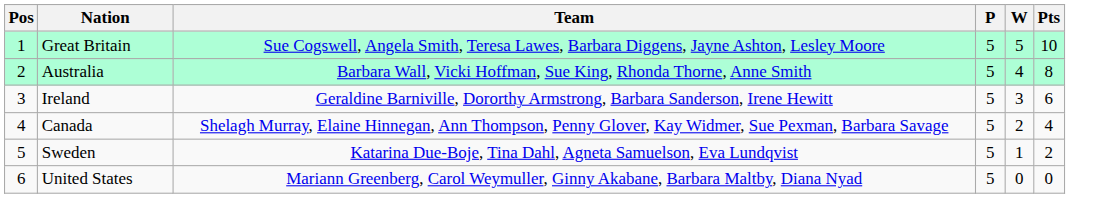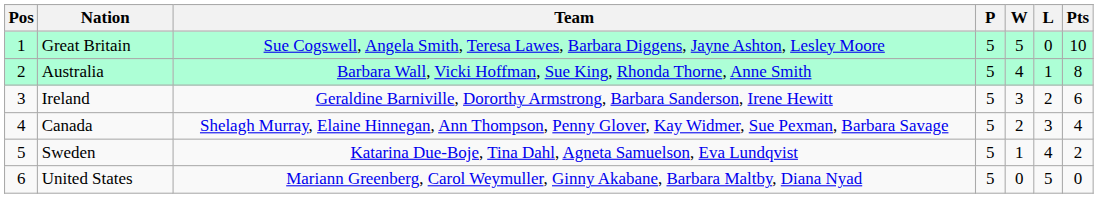+ column: (1048, 17)
